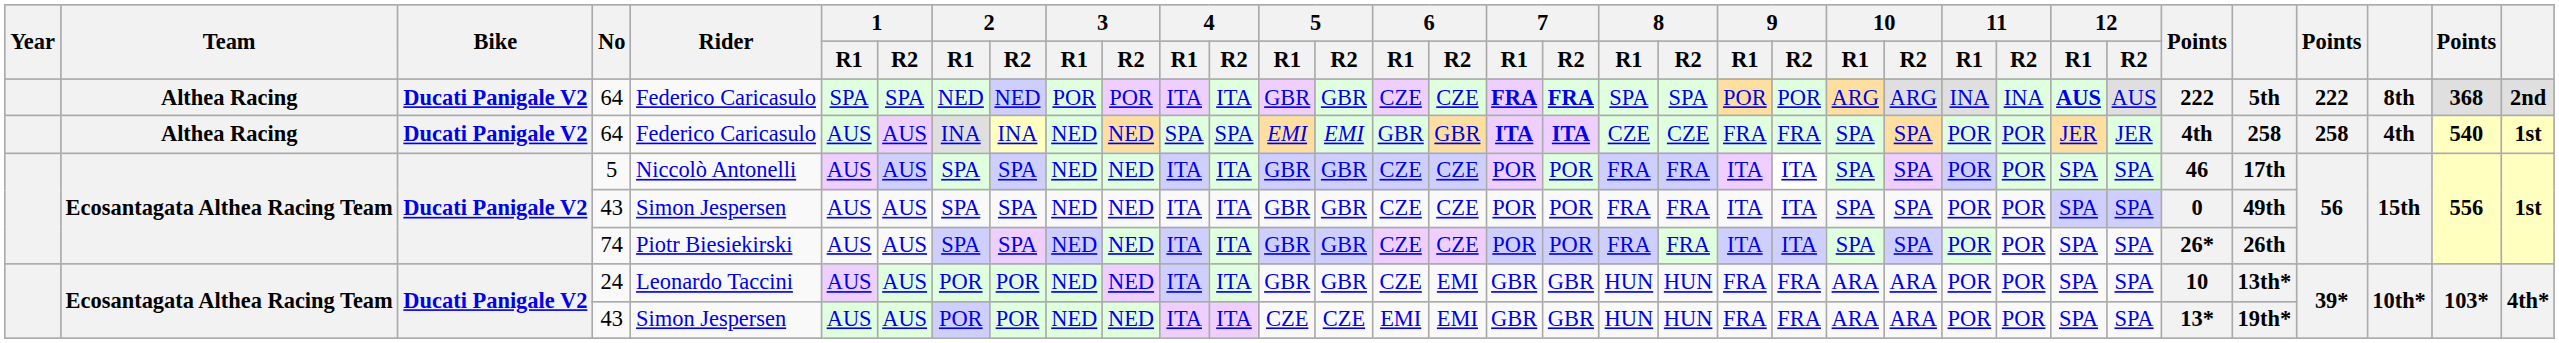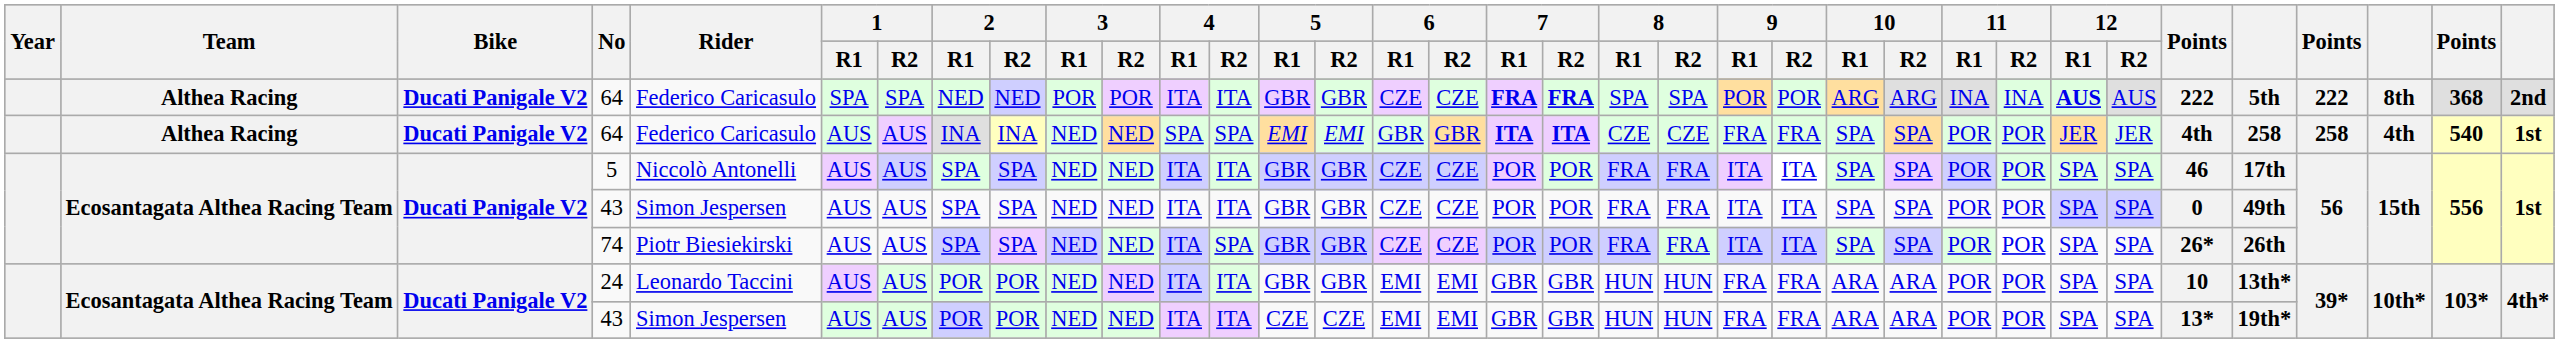(1234, 244) ITA -> (1234, 244) SPA
(1401, 281) CZE -> (1401, 281) EMI
